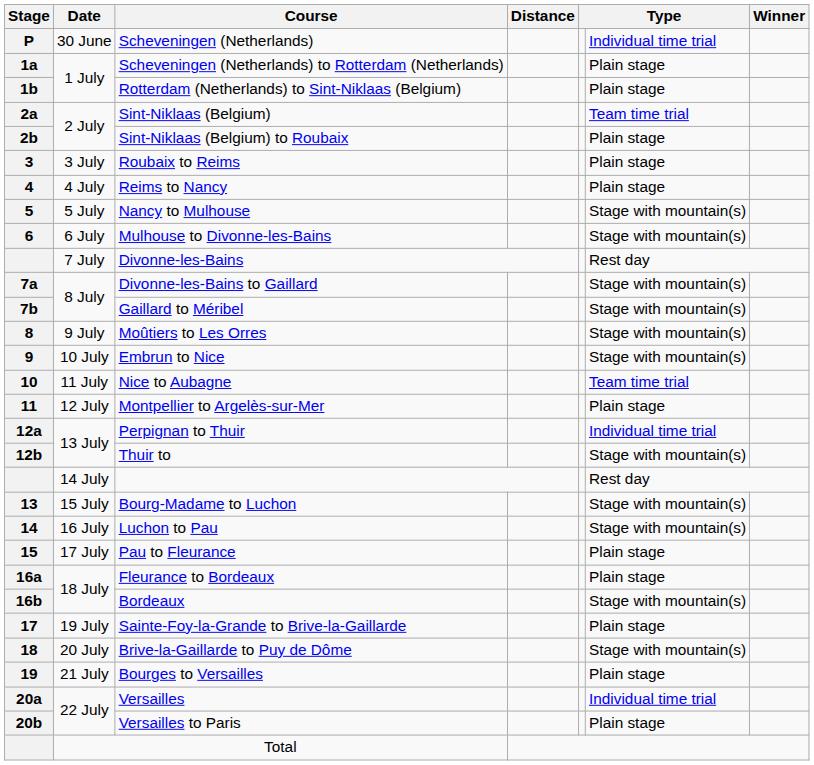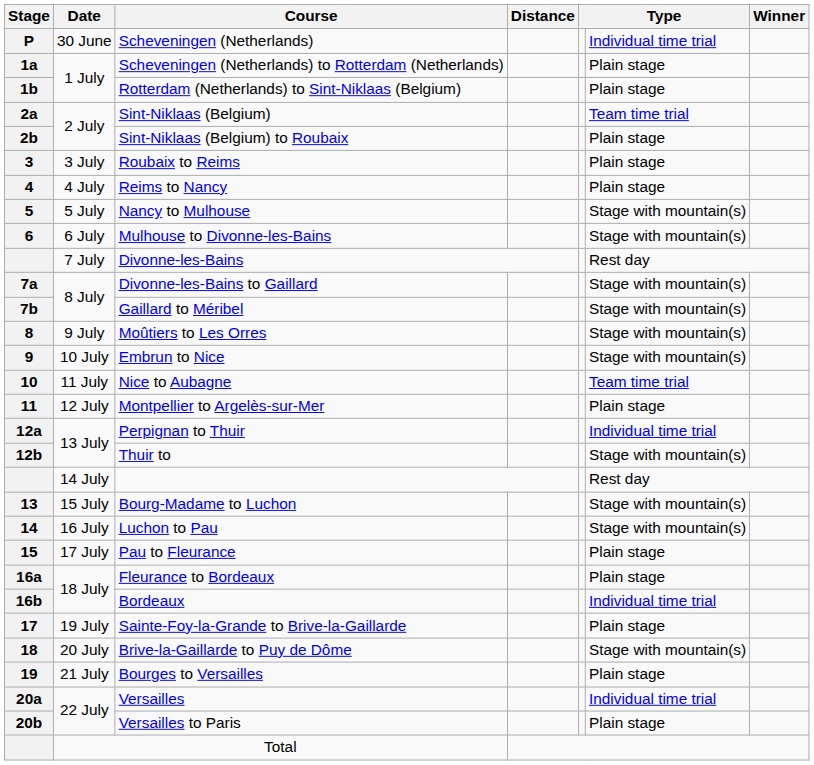(668, 601) Stage with mountain(s) -> (653, 601) Individual time trial
